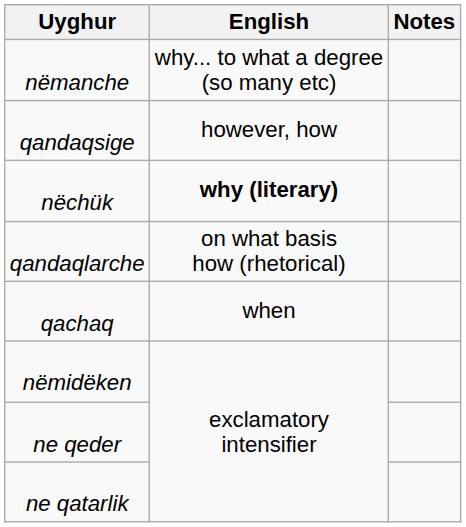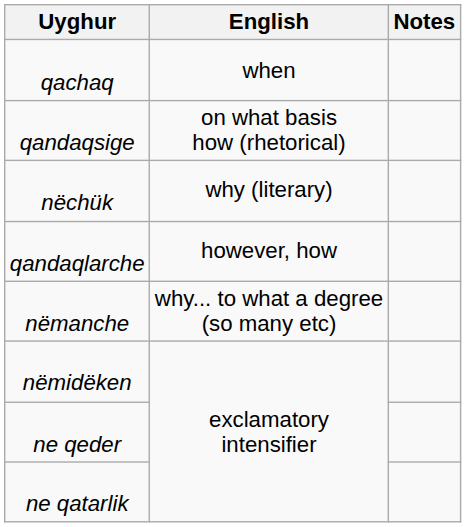rows swapped: (77, 323) <-> (77, 82)
(269, 130) however, how -> (269, 130) on what basis how (rhetorical)
(269, 190) bold -> (269, 190) normal
(269, 250) on what basis how (rhetorical) -> (269, 250) however, how
